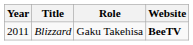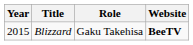(18, 31) 2011 -> (18, 31) 2015
